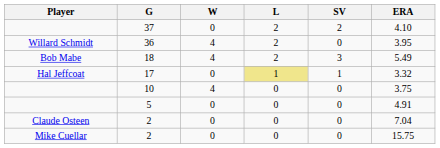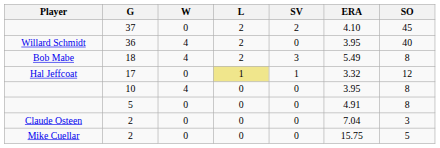+ column: (407, 12)
(403, 89) 3.75 -> (352, 89) 3.95
